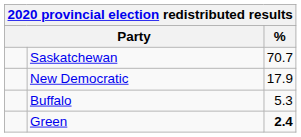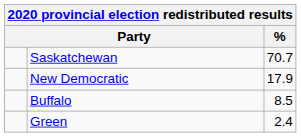(284, 100) 5.3 -> (284, 100) 8.5
(284, 121) bold -> (284, 121) normal
